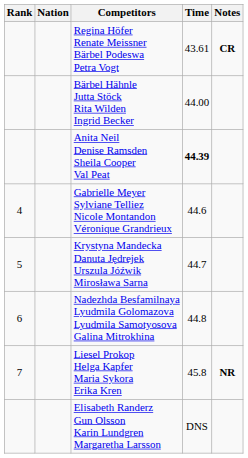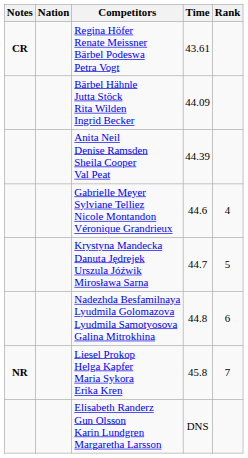columns swapped: (20, 13) <-> (227, 13)
(197, 102) 44.00 -> (198, 102) 44.09
(197, 156) bold -> (198, 156) normal
